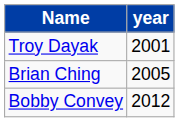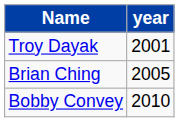(151, 102) 2012 -> (151, 102) 2010
